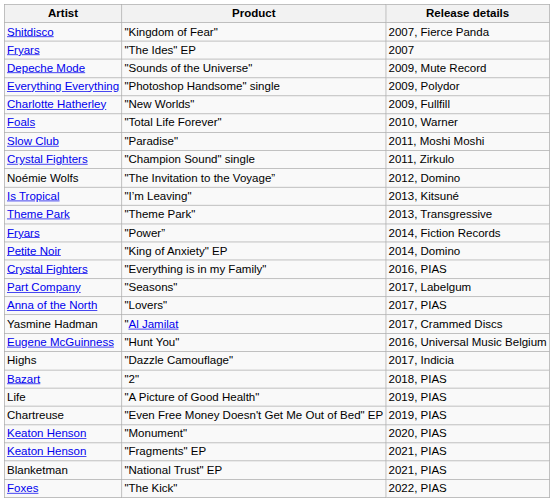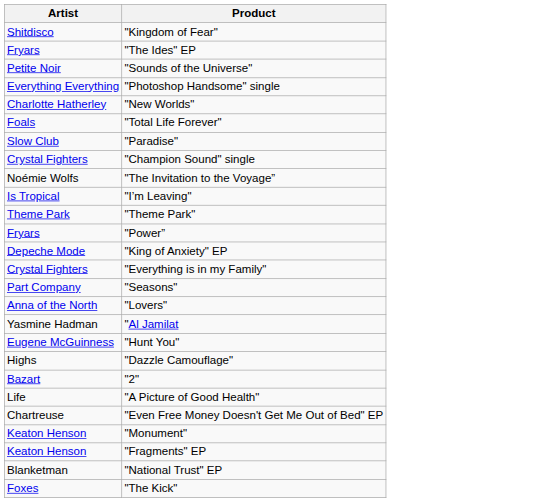- column: (468, 13)
(46, 68) Depeche Mode -> (34, 68) Petite Noir
(34, 251) Petite Noir -> (46, 251) Depeche Mode
